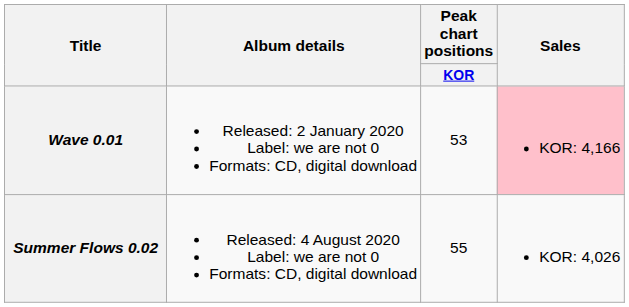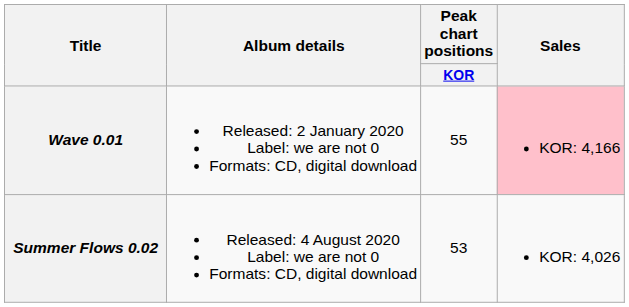(459, 140) 53 -> (459, 140) 55
(459, 248) 55 -> (459, 248) 53
